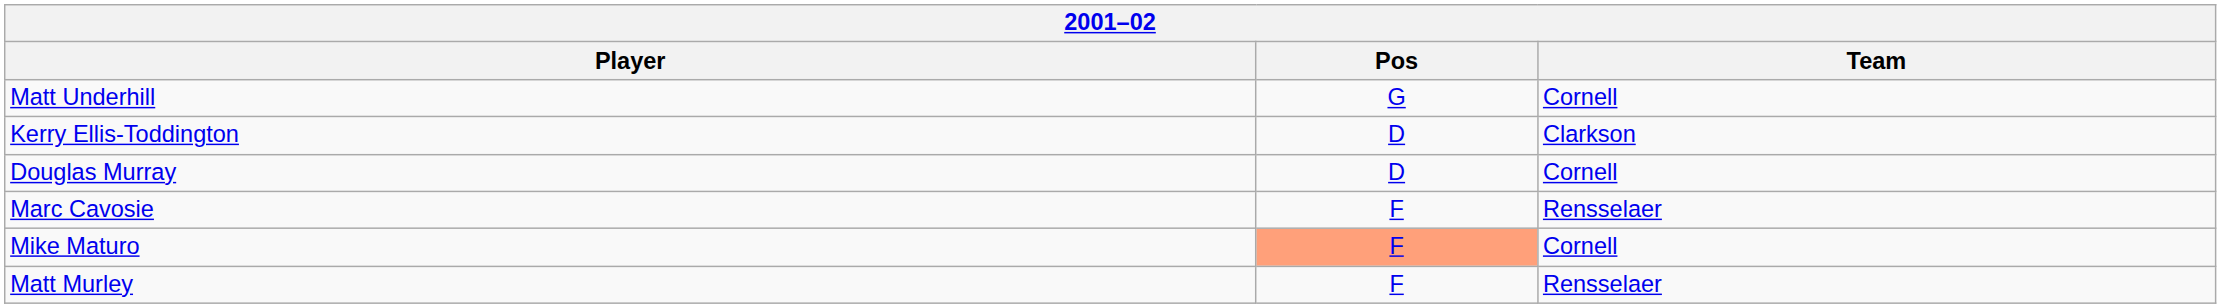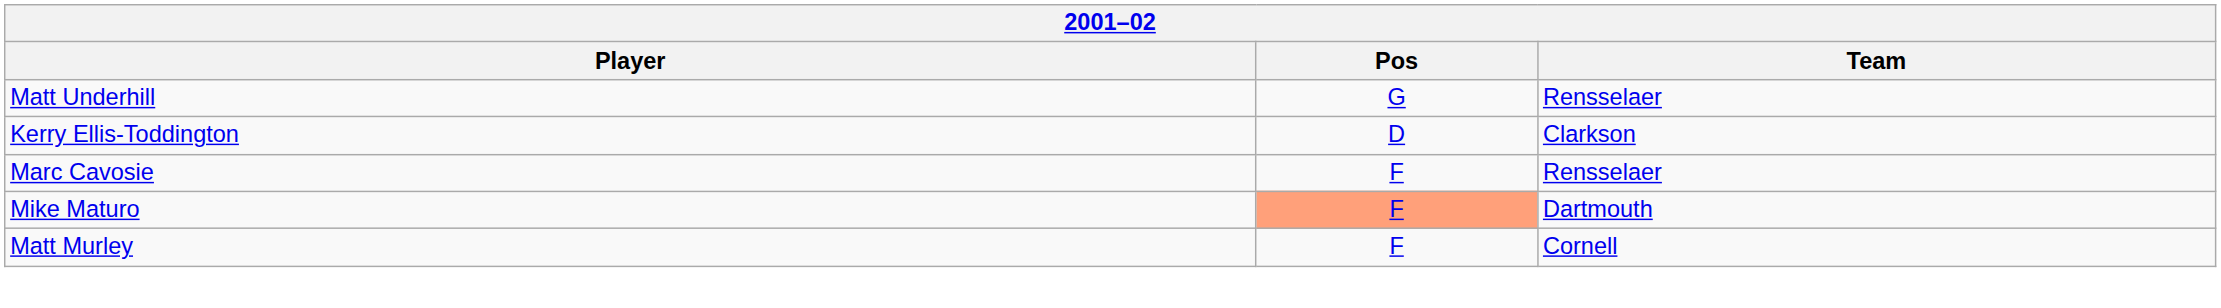(1580, 97) Cornell -> (1602, 97) Rensselaer
- row: (93, 172)
(1580, 246) Cornell -> (1598, 209) Dartmouth
(1602, 284) Rensselaer -> (1580, 246) Cornell
